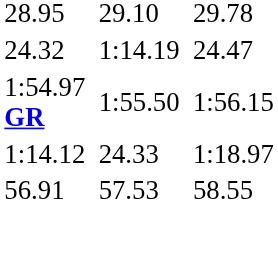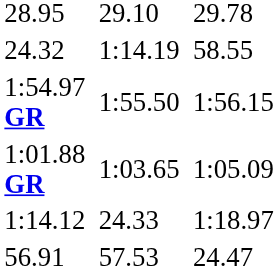(223, 50) 24.47 -> (223, 50) 58.55
+ row: (45, 169)
(223, 190) 58.55 -> (223, 257) 24.47
